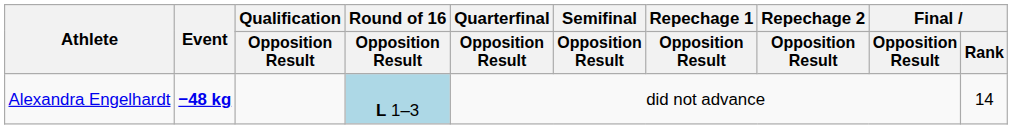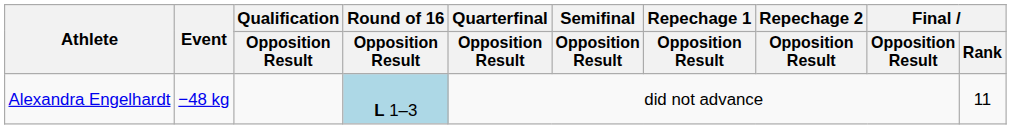(205, 99) bold -> (204, 99) normal
(984, 99) 14 -> (982, 99) 11
